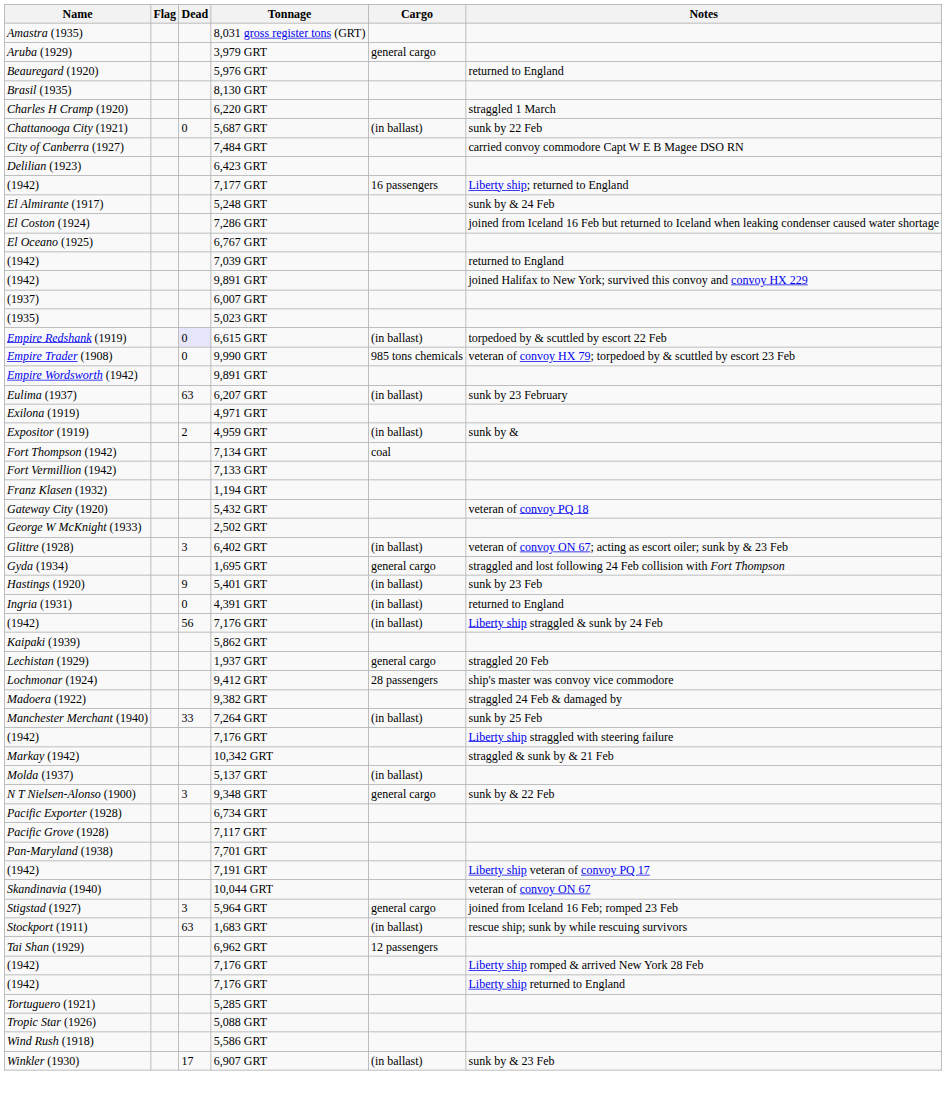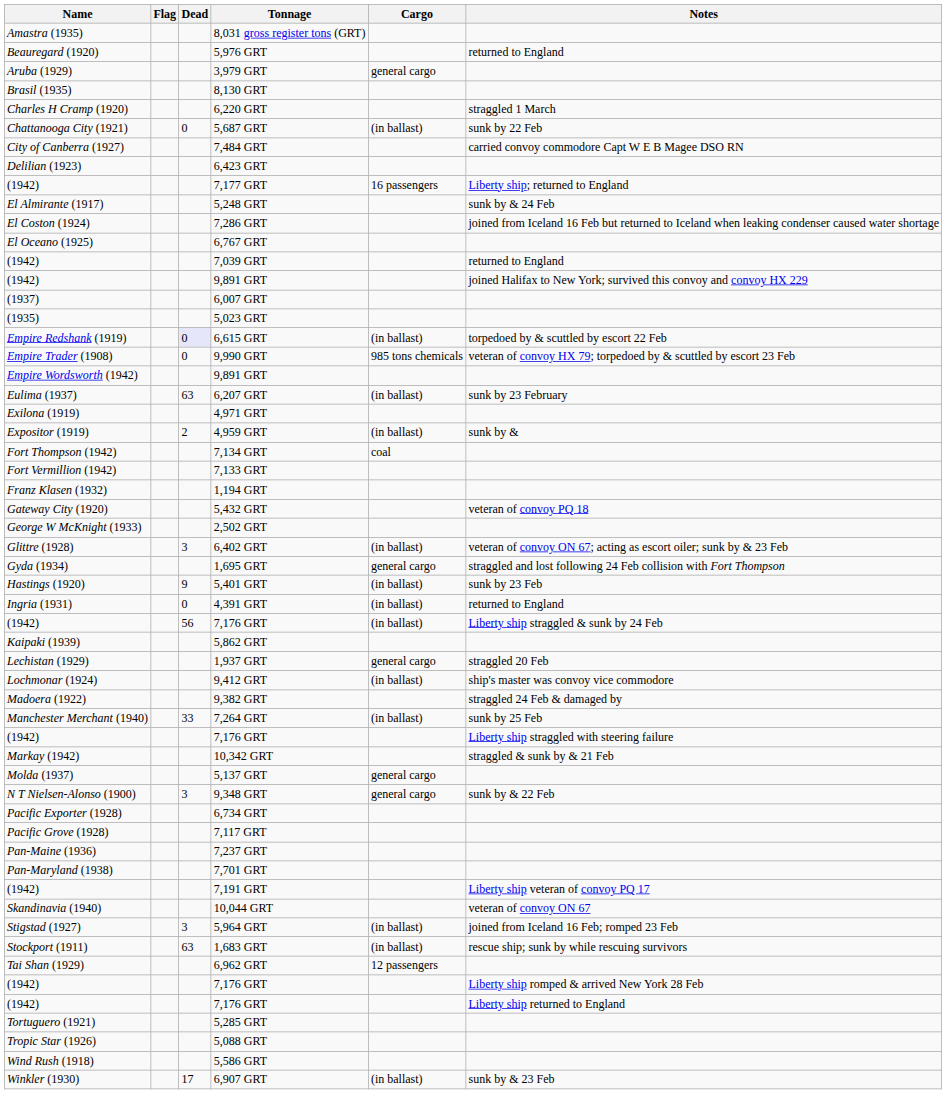rows swapped: (40, 52) <-> (53, 71)
(404, 680) 28 passengers -> (397, 680) (in ballast)
(397, 775) (in ballast) -> (403, 775) general cargo
+ row: (52, 851)
(403, 908) general cargo -> (397, 927) (in ballast)
